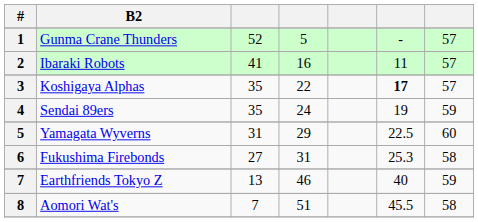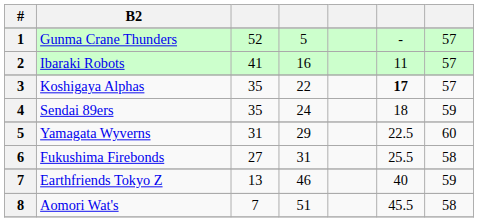(401, 110) 19 -> (401, 110) 18
(401, 157) 25.3 -> (401, 157) 25.5
